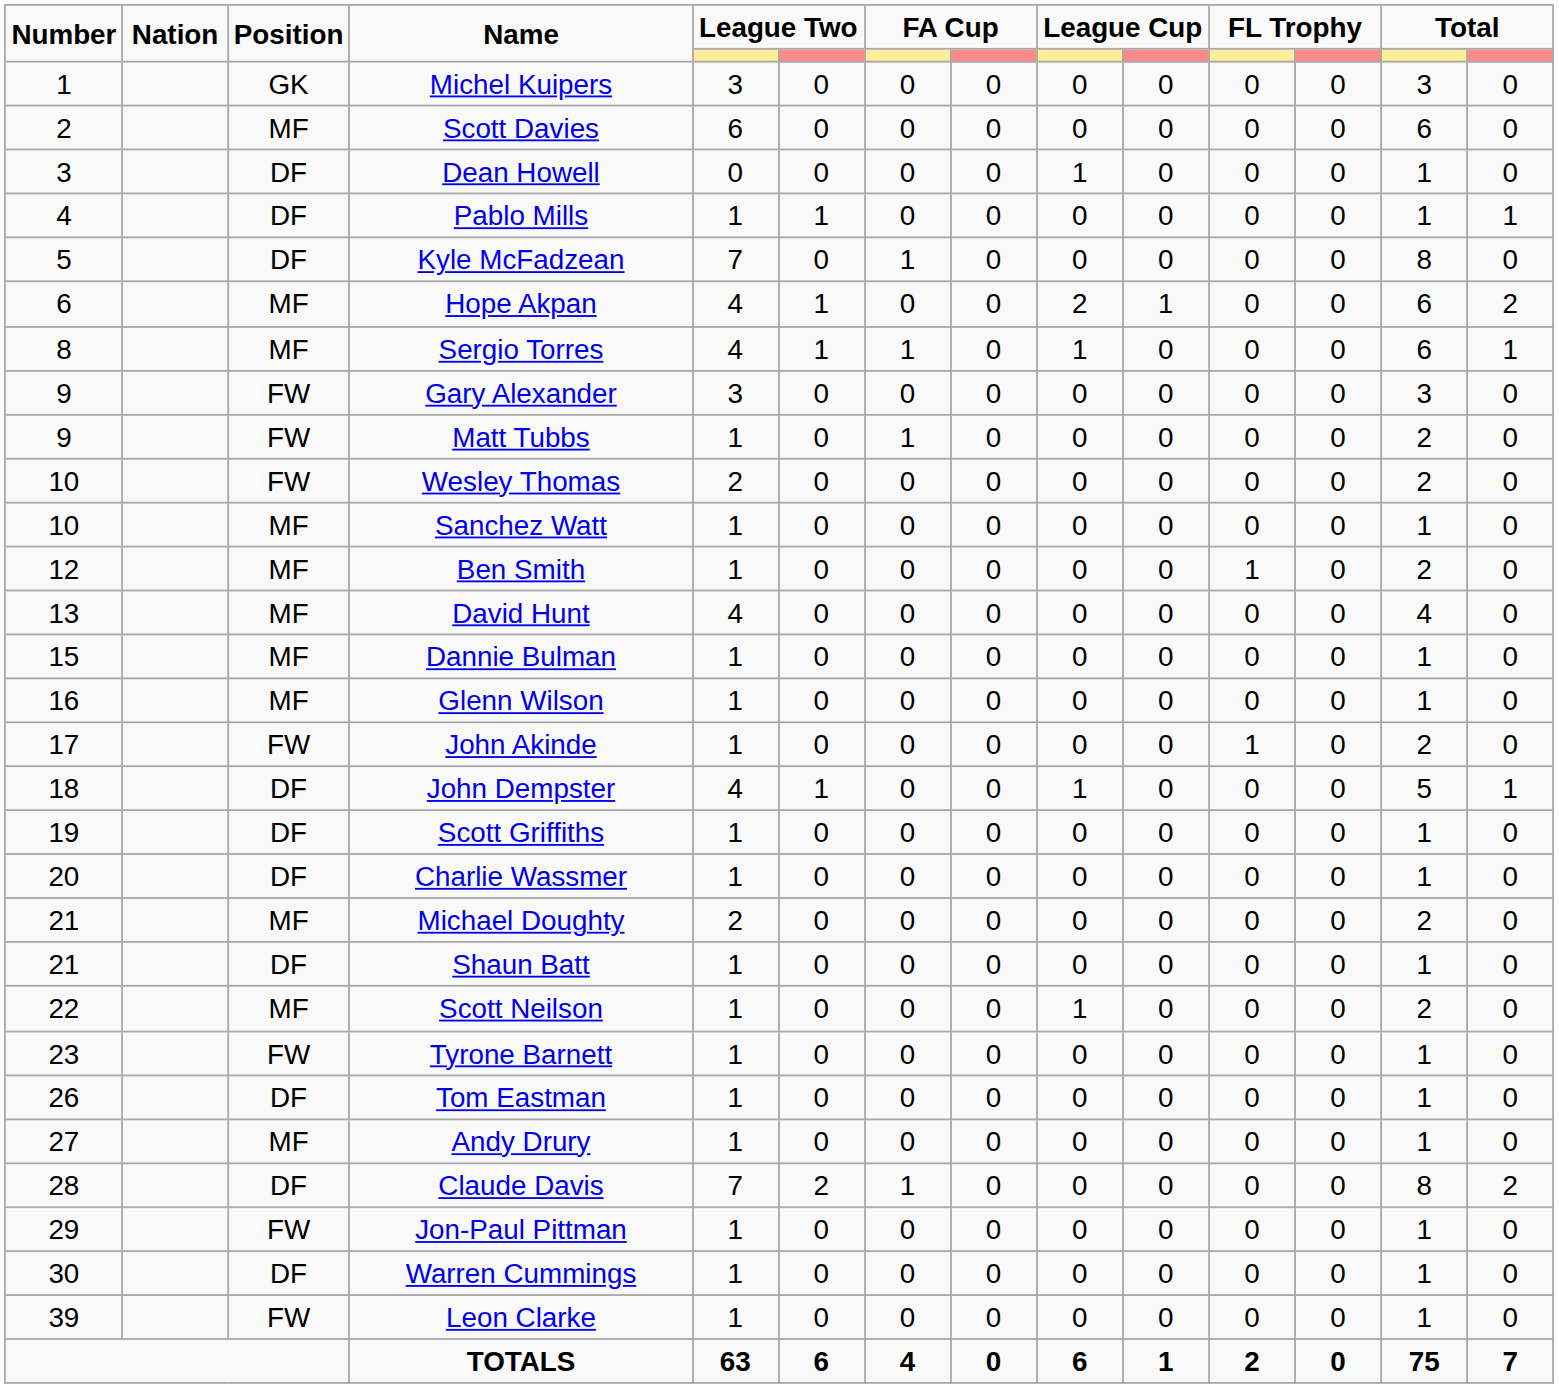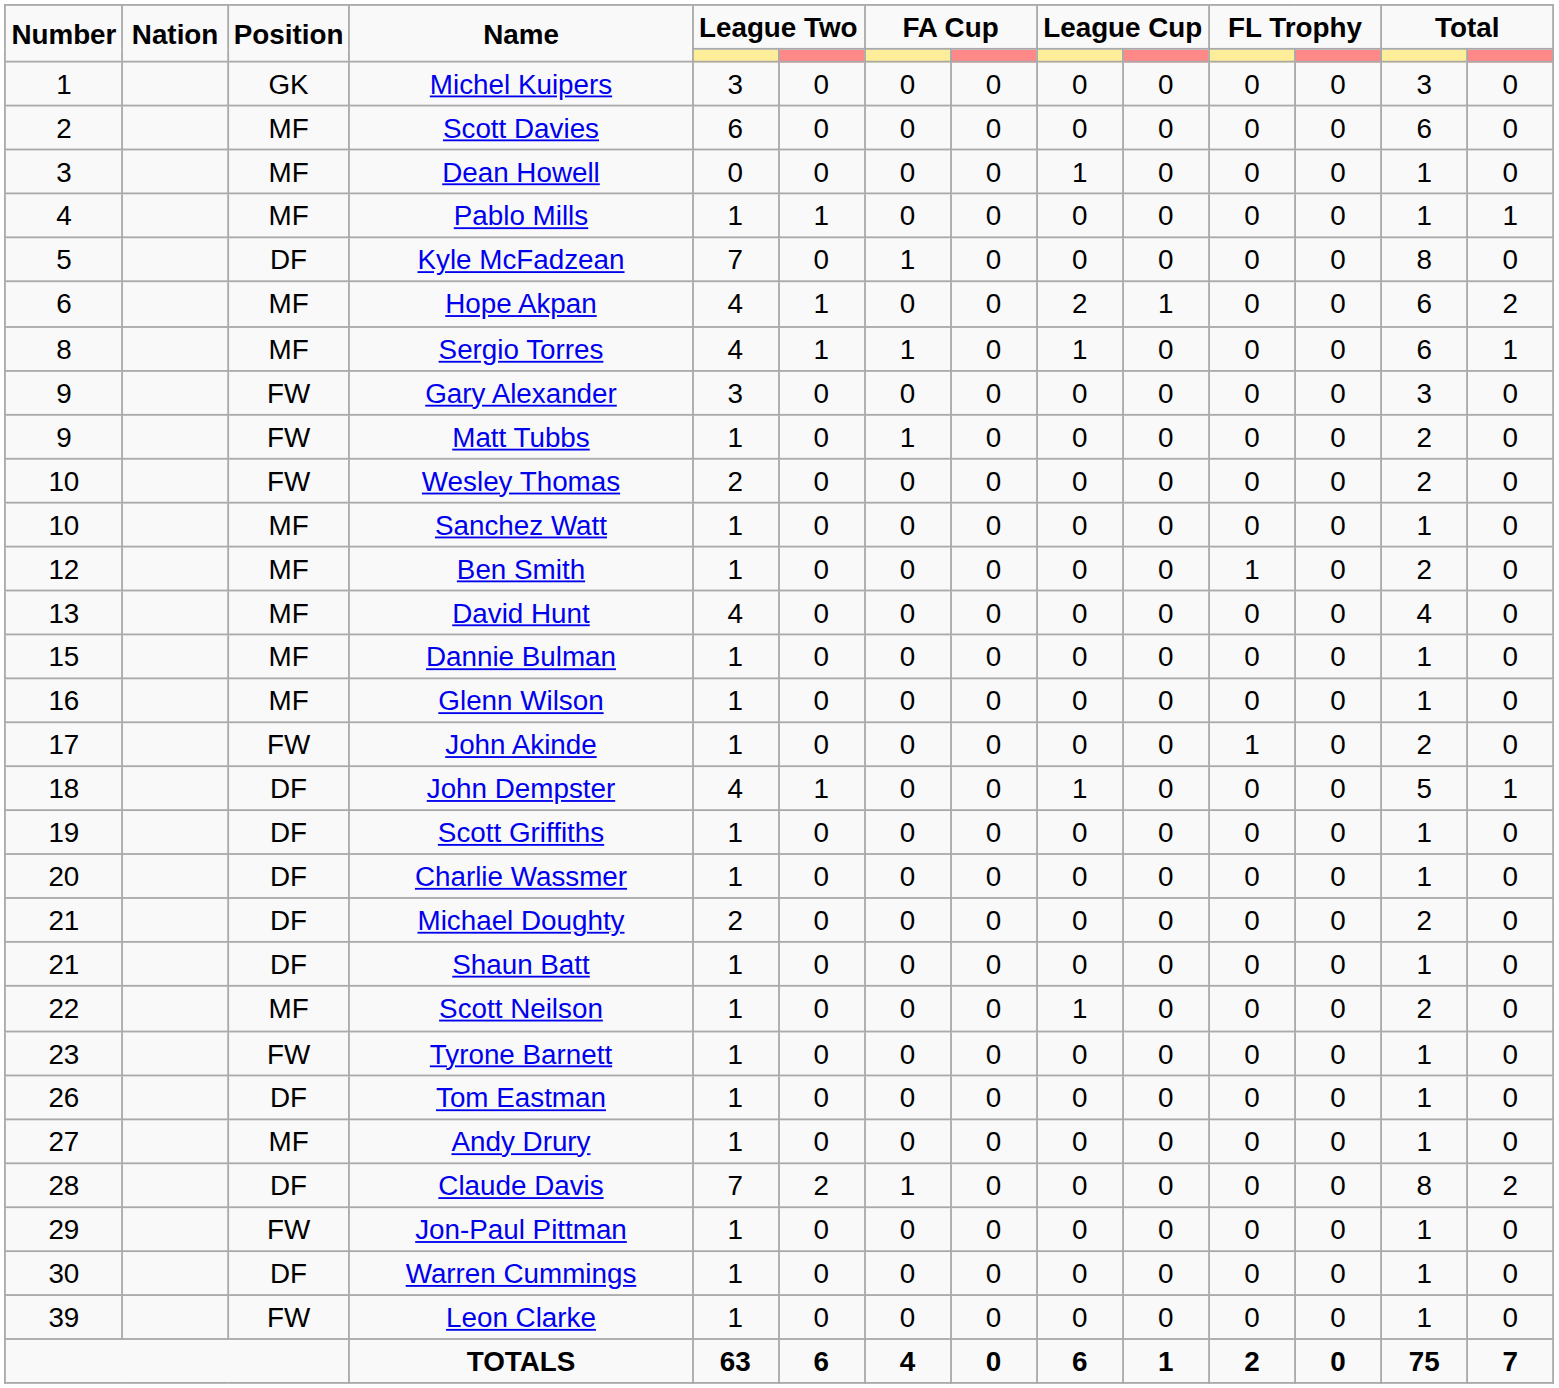(289, 172) DF -> (289, 172) MF
(289, 216) DF -> (289, 216) MF
(289, 921) MF -> (289, 921) DF
